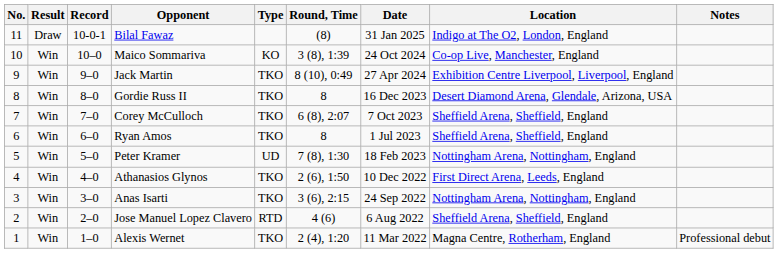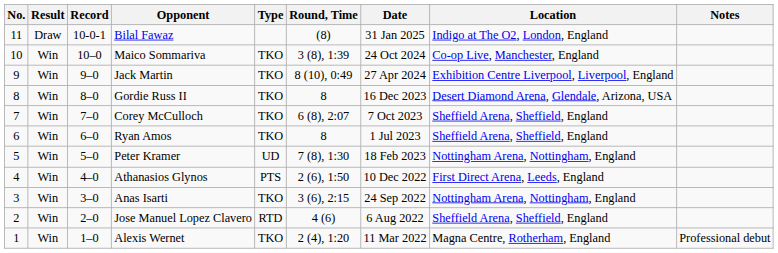(271, 55) KO -> (271, 55) TKO
(271, 177) TKO -> (271, 177) PTS
